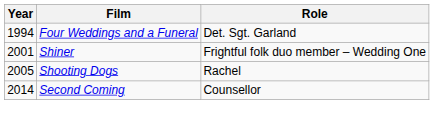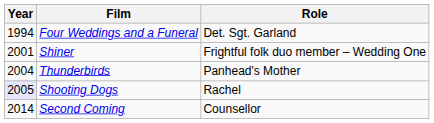+ row: (75, 71)
(20, 71) no background -> (20, 90) lavender background
